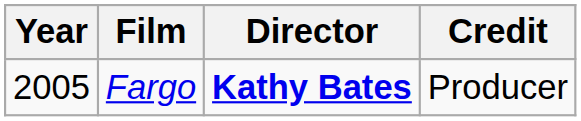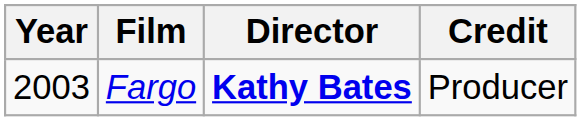(51, 86) 2005 -> (51, 86) 2003
